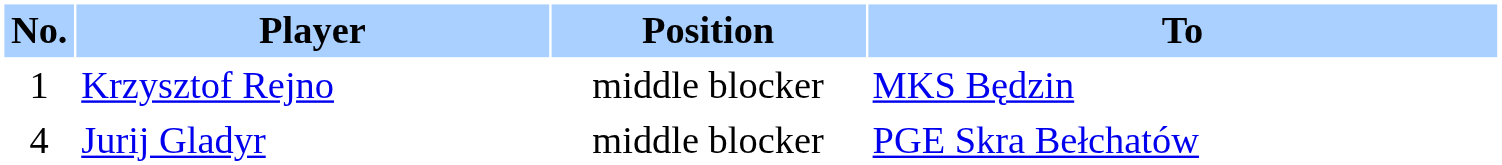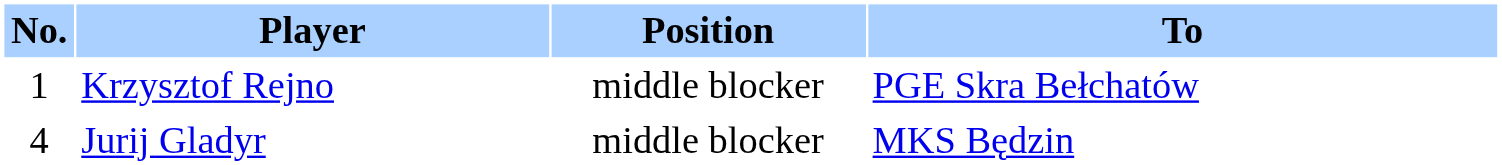(973, 85) MKS Będzin -> (1036, 85) PGE Skra Bełchatów
(1036, 140) PGE Skra Bełchatów -> (973, 140) MKS Będzin
